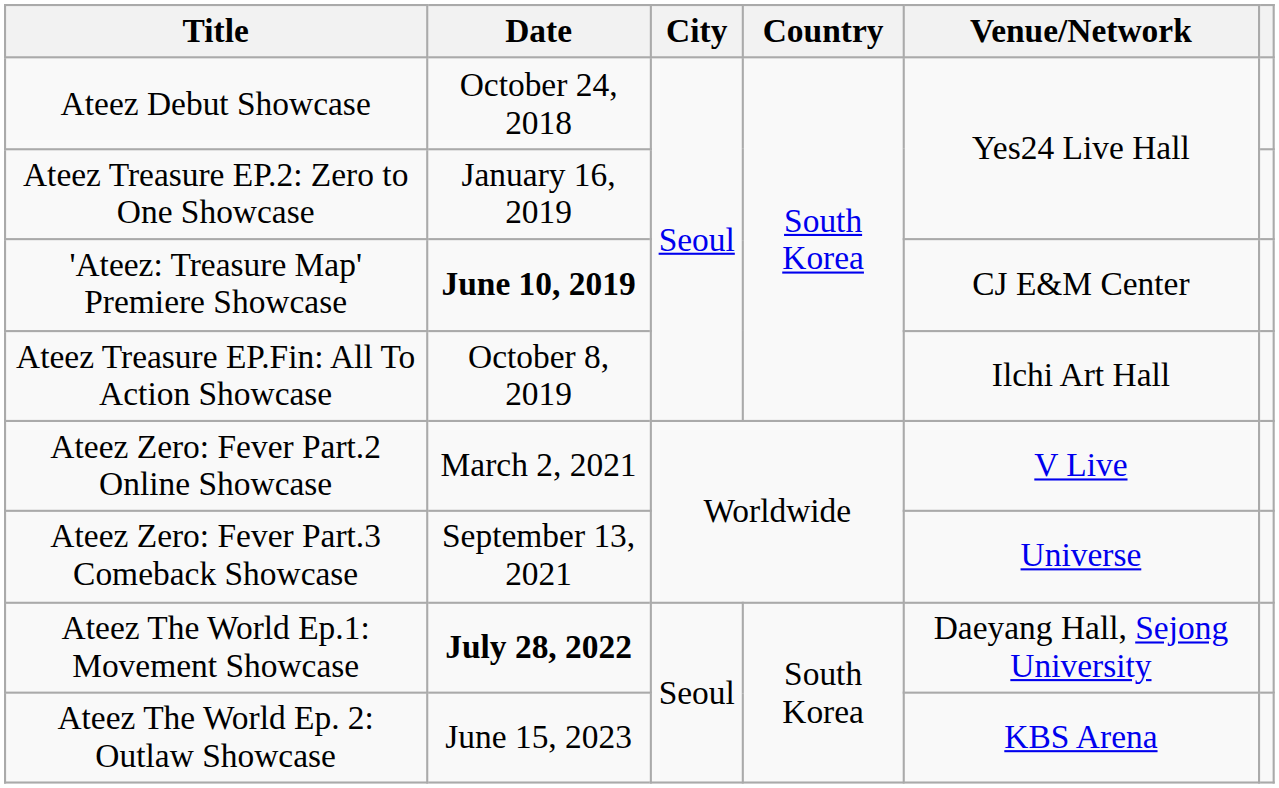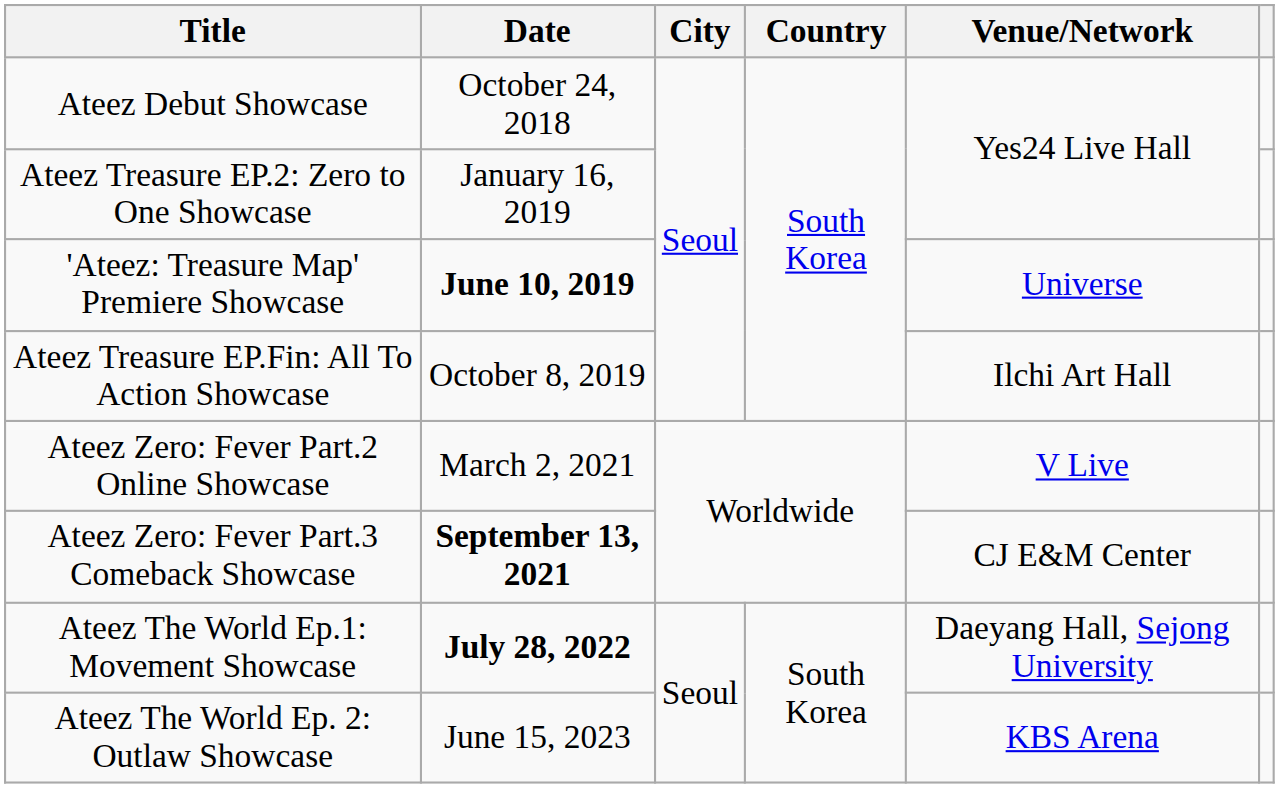(1081, 284) CJ E&M Center -> (1082, 284) Universe
(539, 556) normal -> (537, 556) bold
(1081, 556) Universe -> (1082, 556) CJ E&M Center
